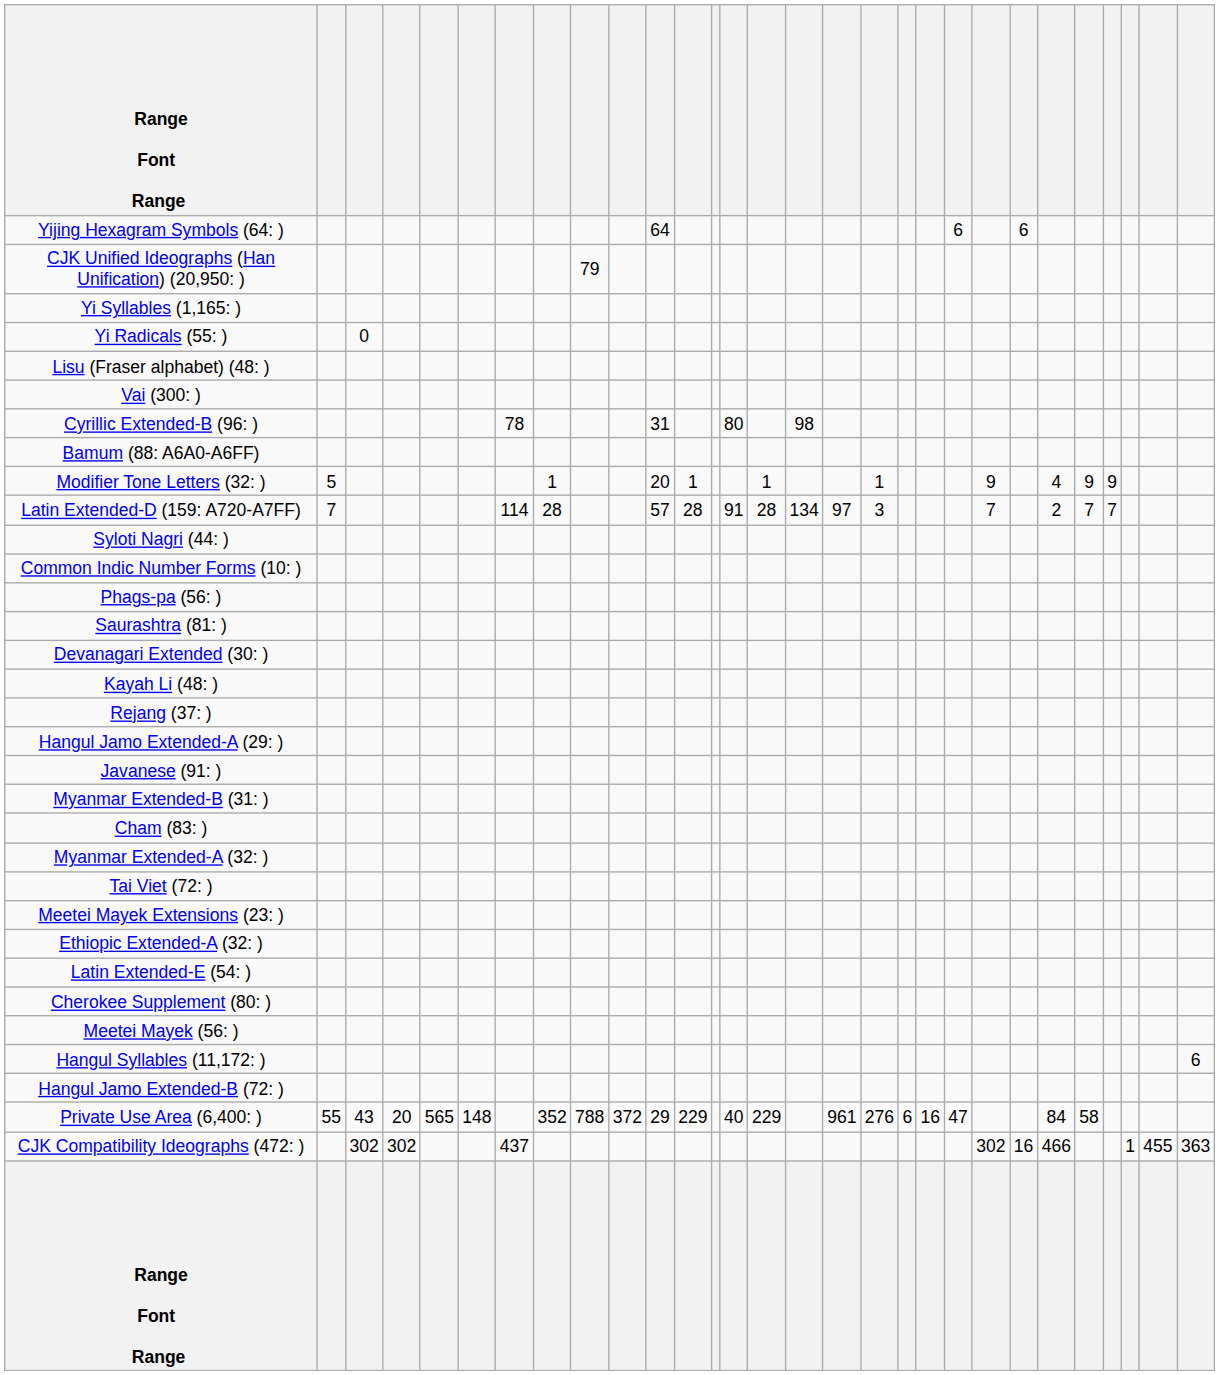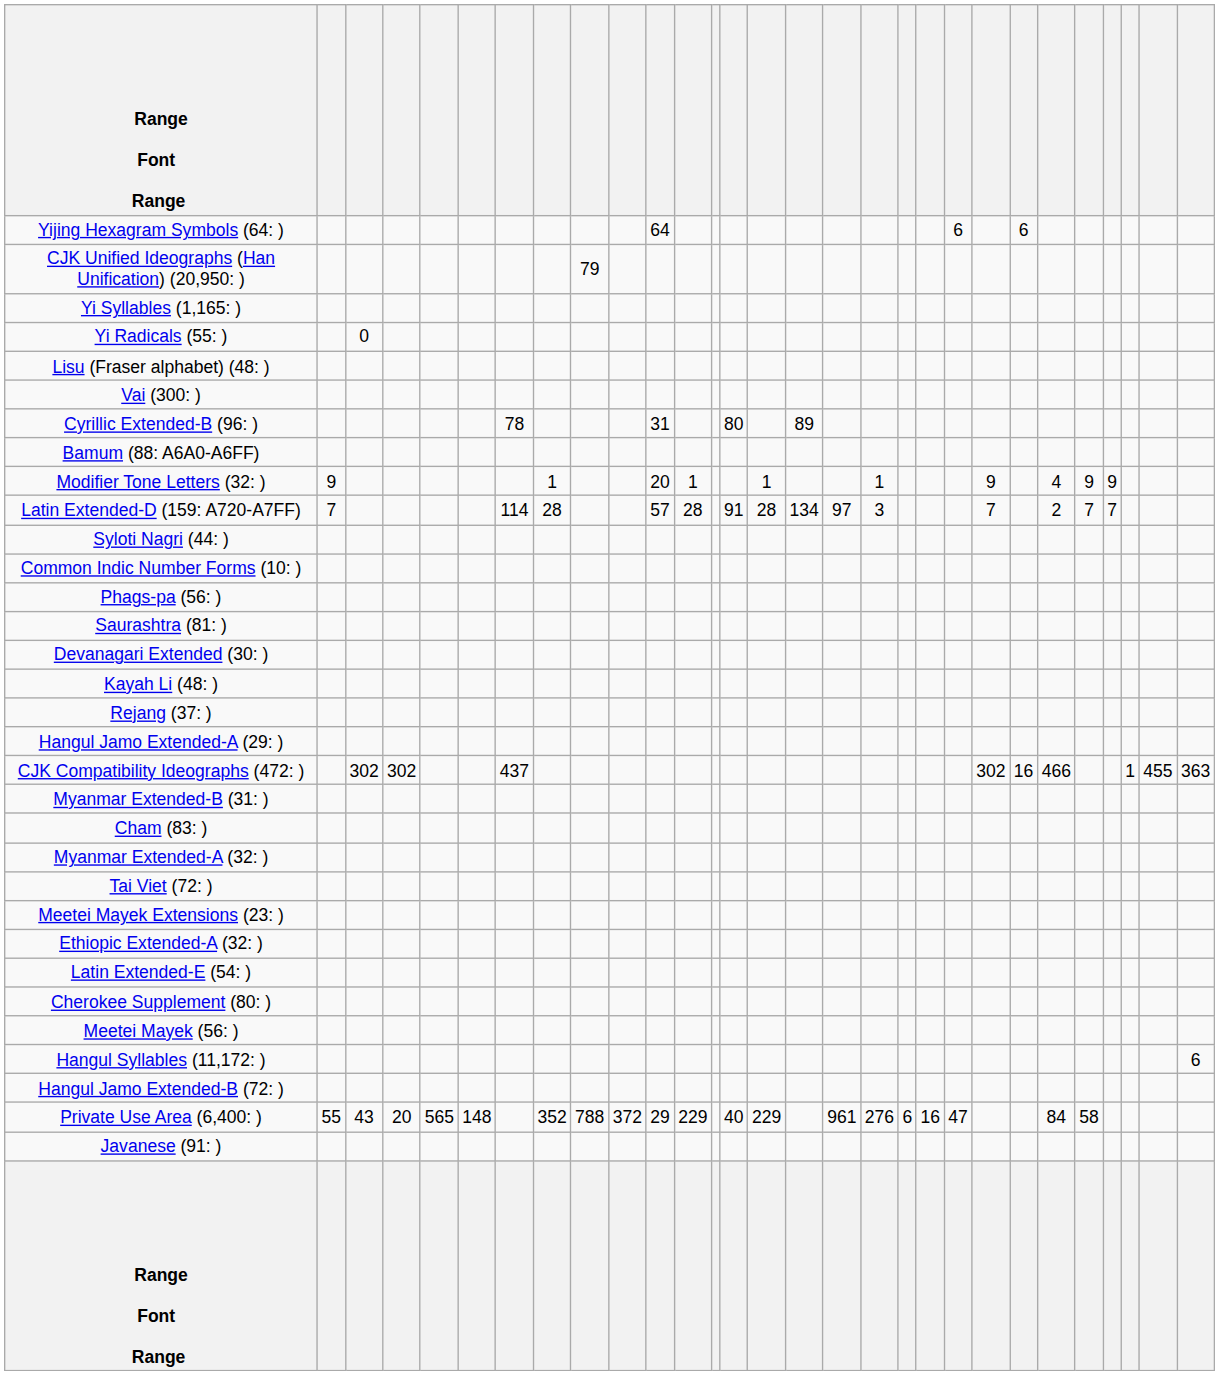(804, 423) 98 -> (804, 423) 89
(331, 481) 5 -> (331, 481) 9
rows swapped: (161, 770) <-> (161, 1146)
